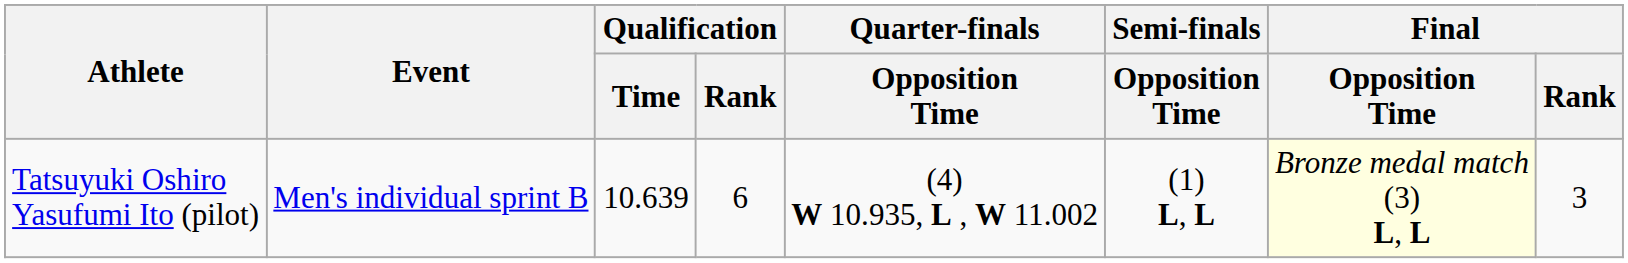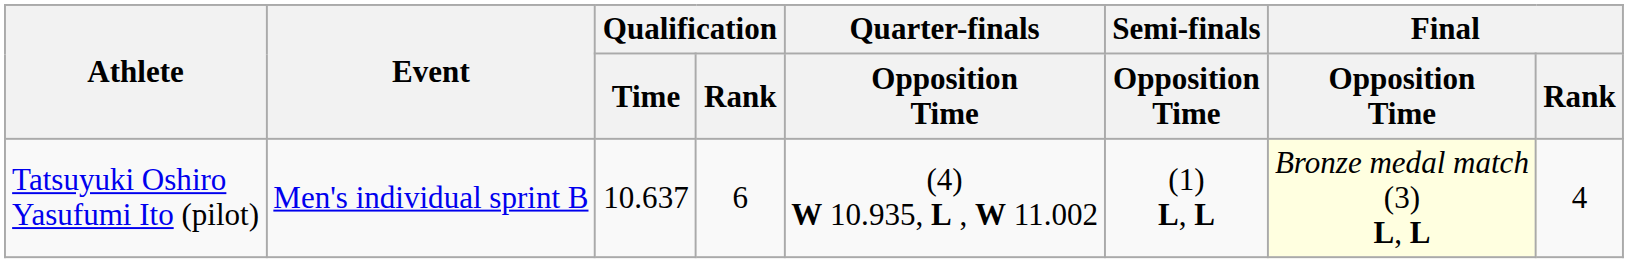(646, 197) 10.639 -> (646, 197) 10.637
(1579, 197) 3 -> (1579, 197) 4
